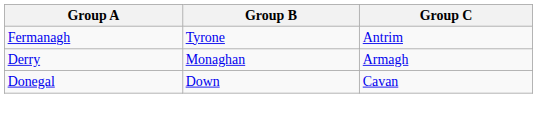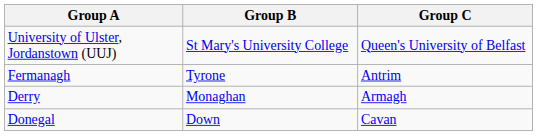+ row: (65, 45)
